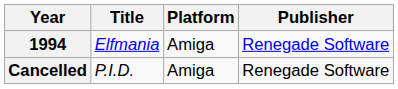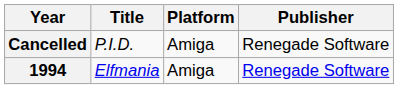rows swapped: (48, 44) <-> (48, 70)
